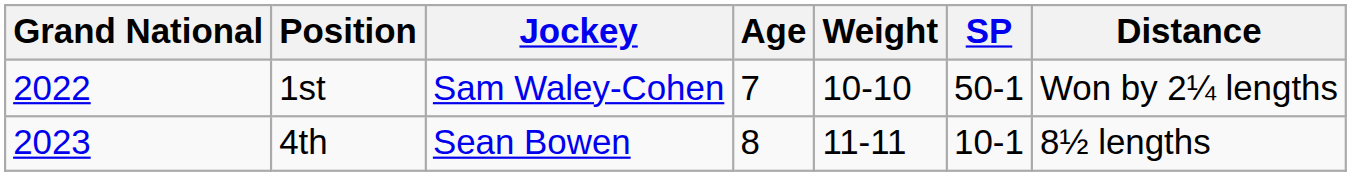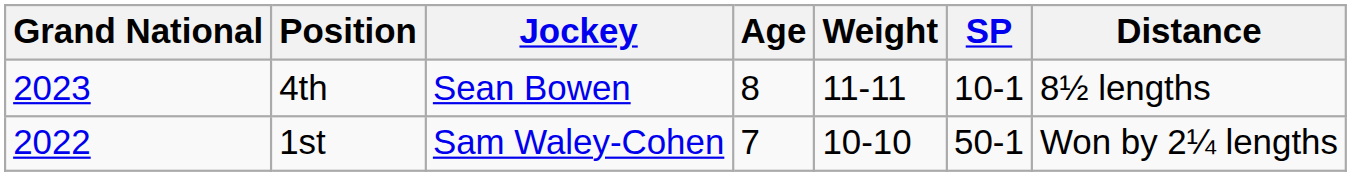rows swapped: (302, 87) <-> (303, 142)
